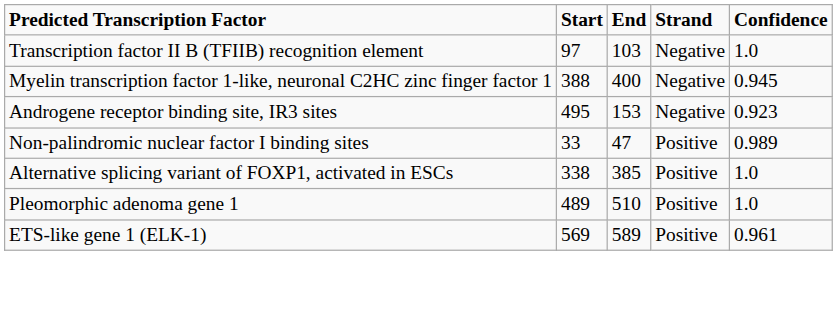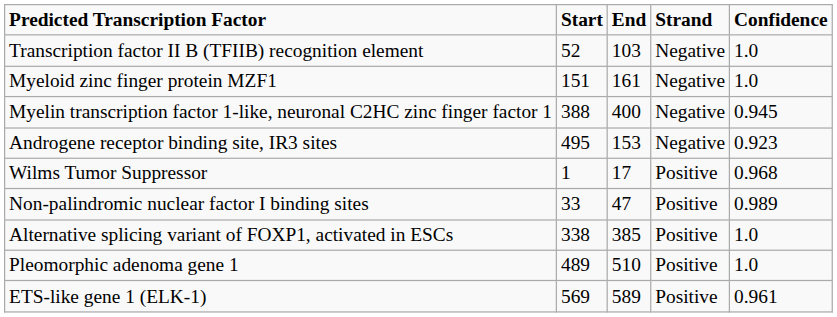(571, 50) 97 -> (571, 50) 52
+ row: (143, 81)
+ row: (108, 173)
